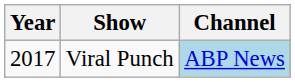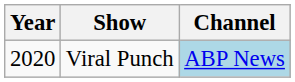(33, 58) 2017 -> (33, 58) 2020
